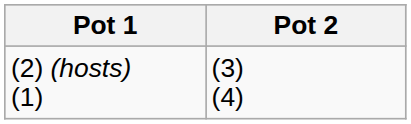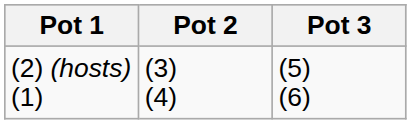+ column: (339, 25)
